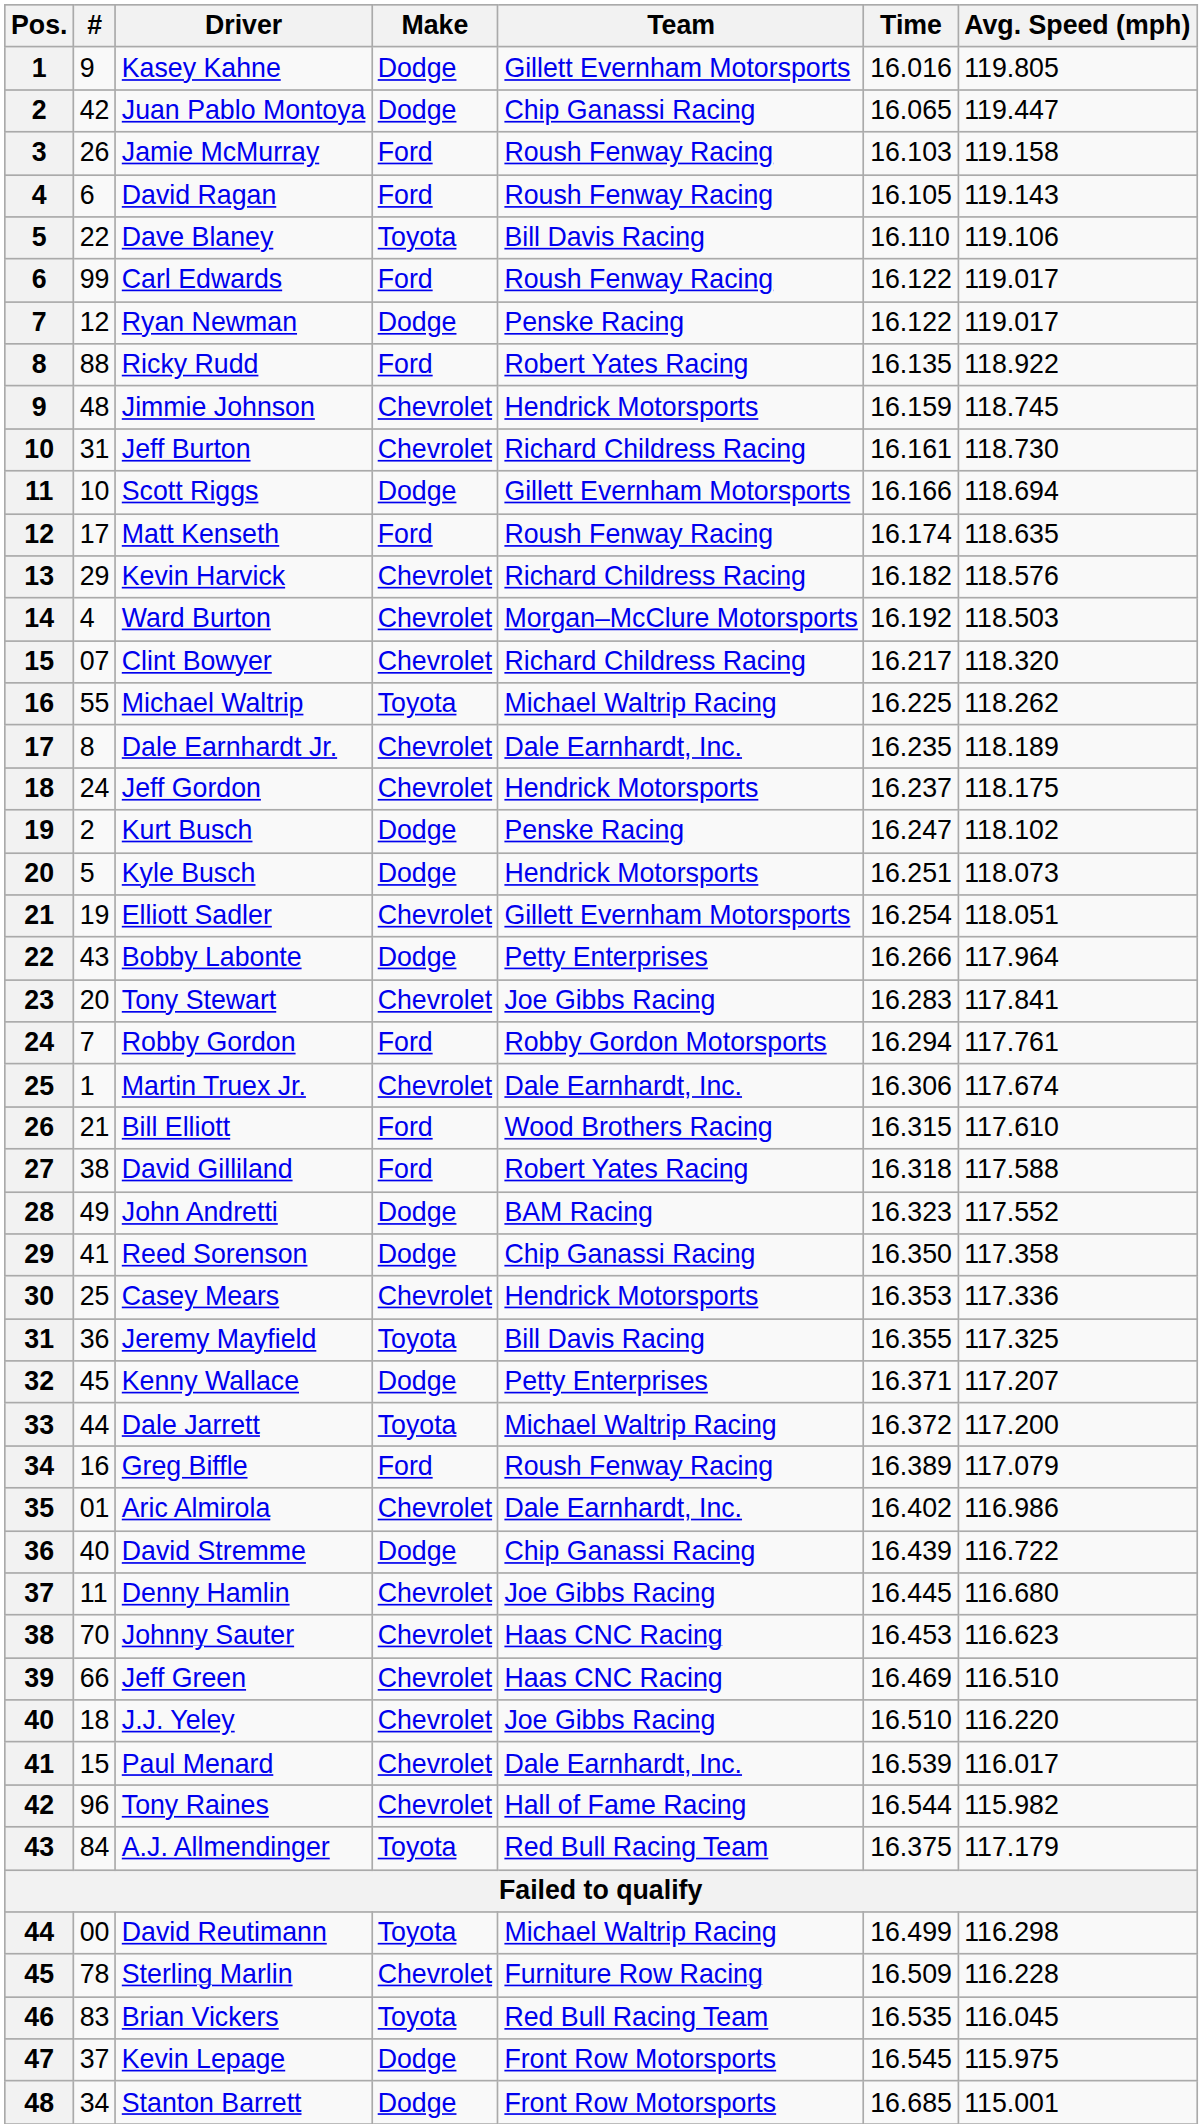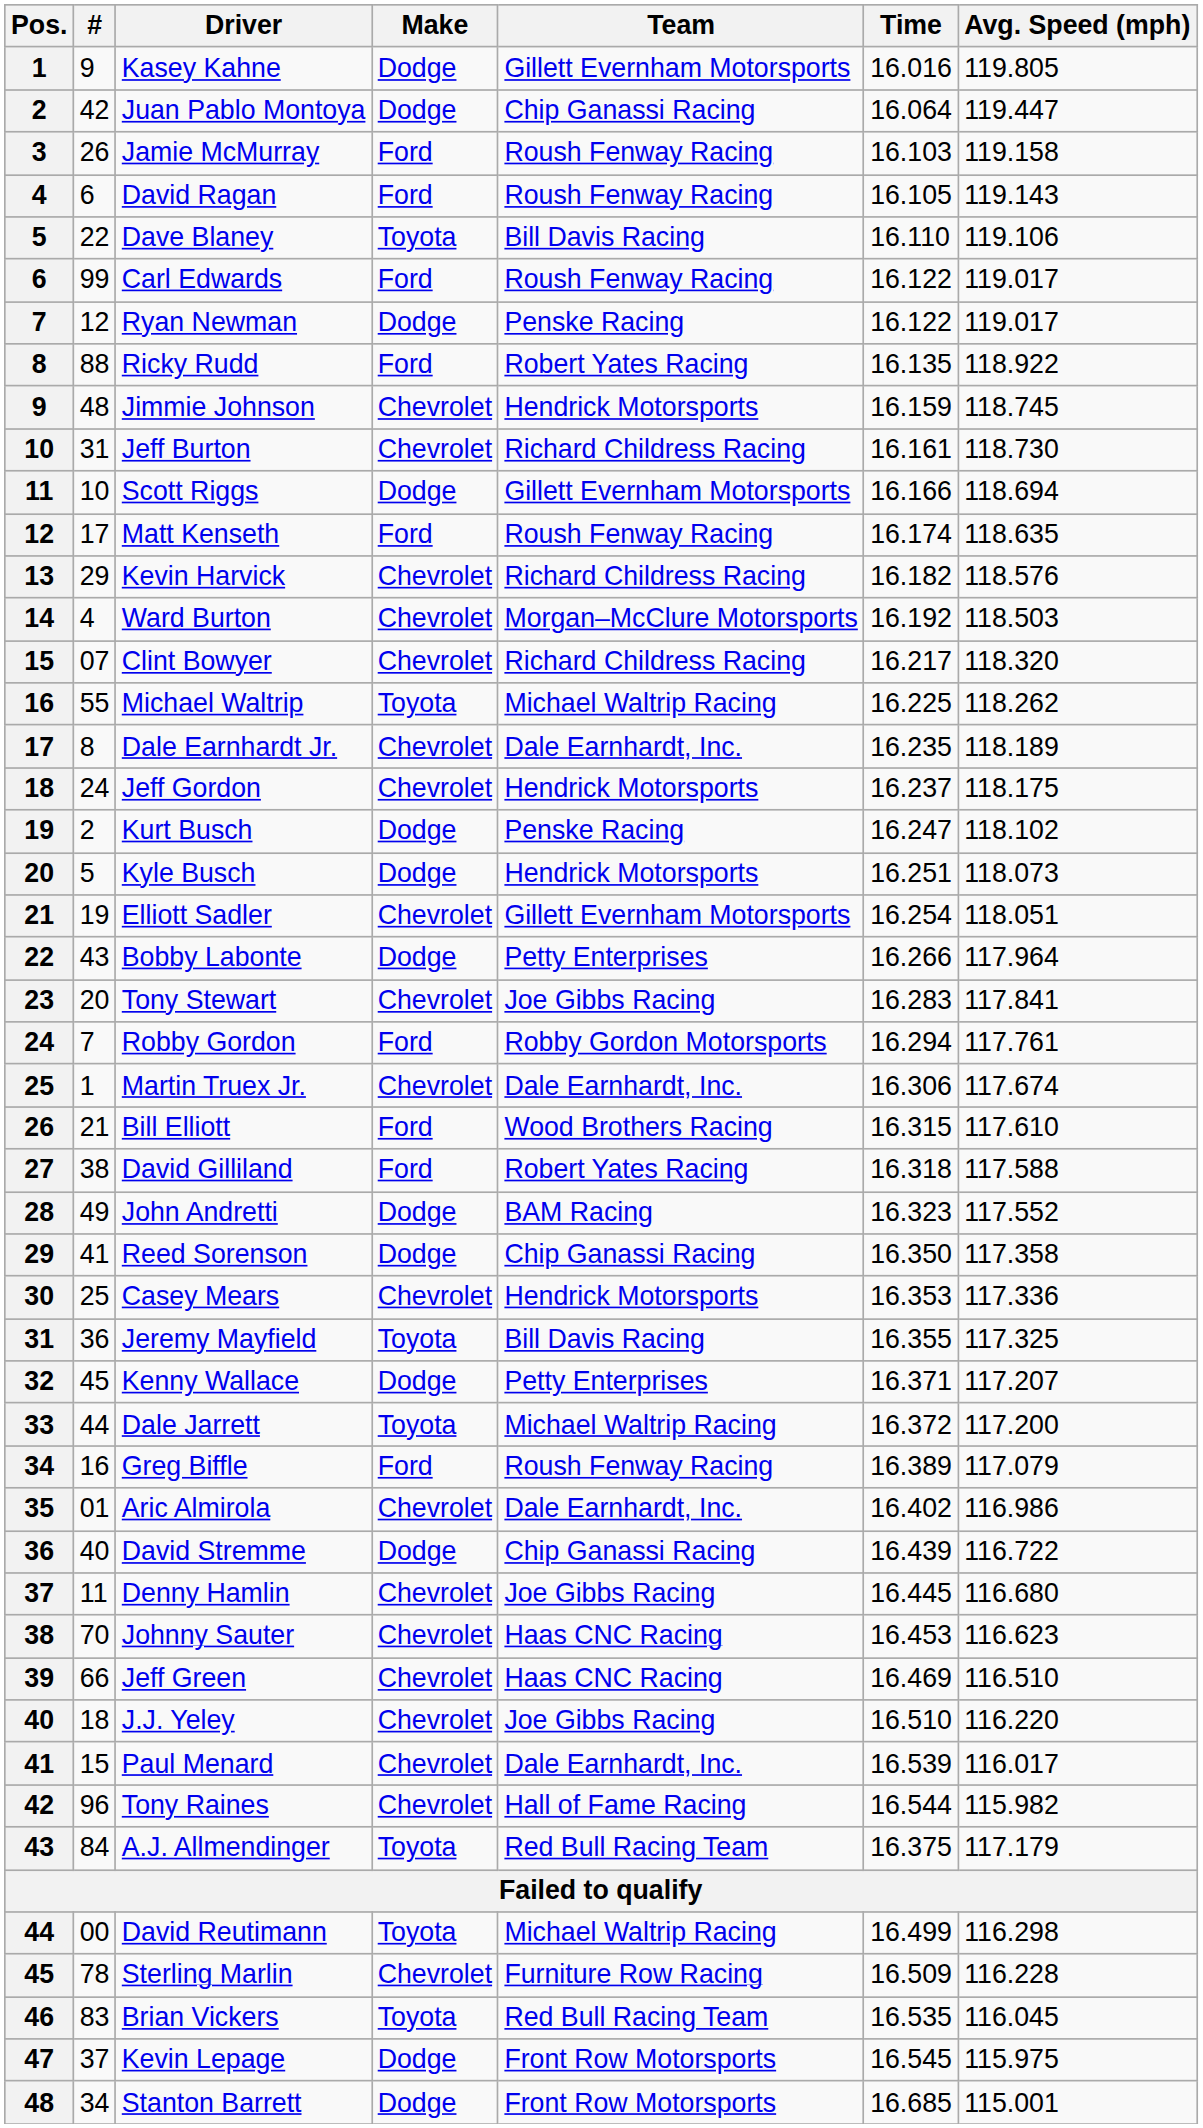(911, 110) 16.065 -> (911, 110) 16.064
